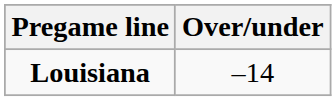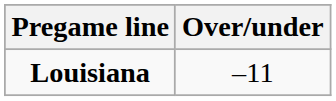(253, 71) –14 -> (253, 71) –11
